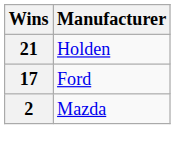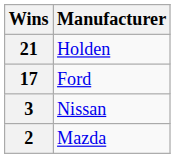+ row: (29, 109)
